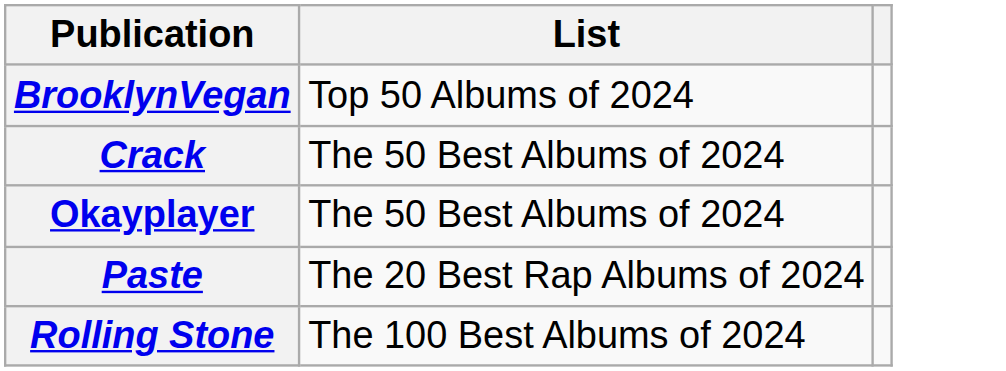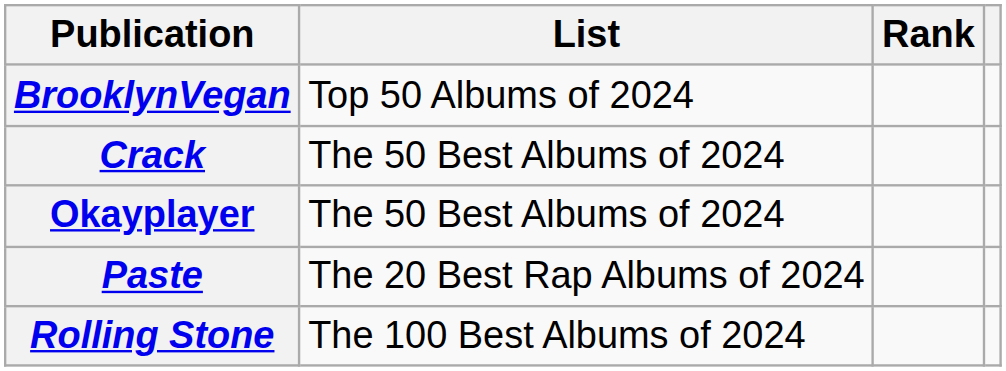+ column: (928, 34)
